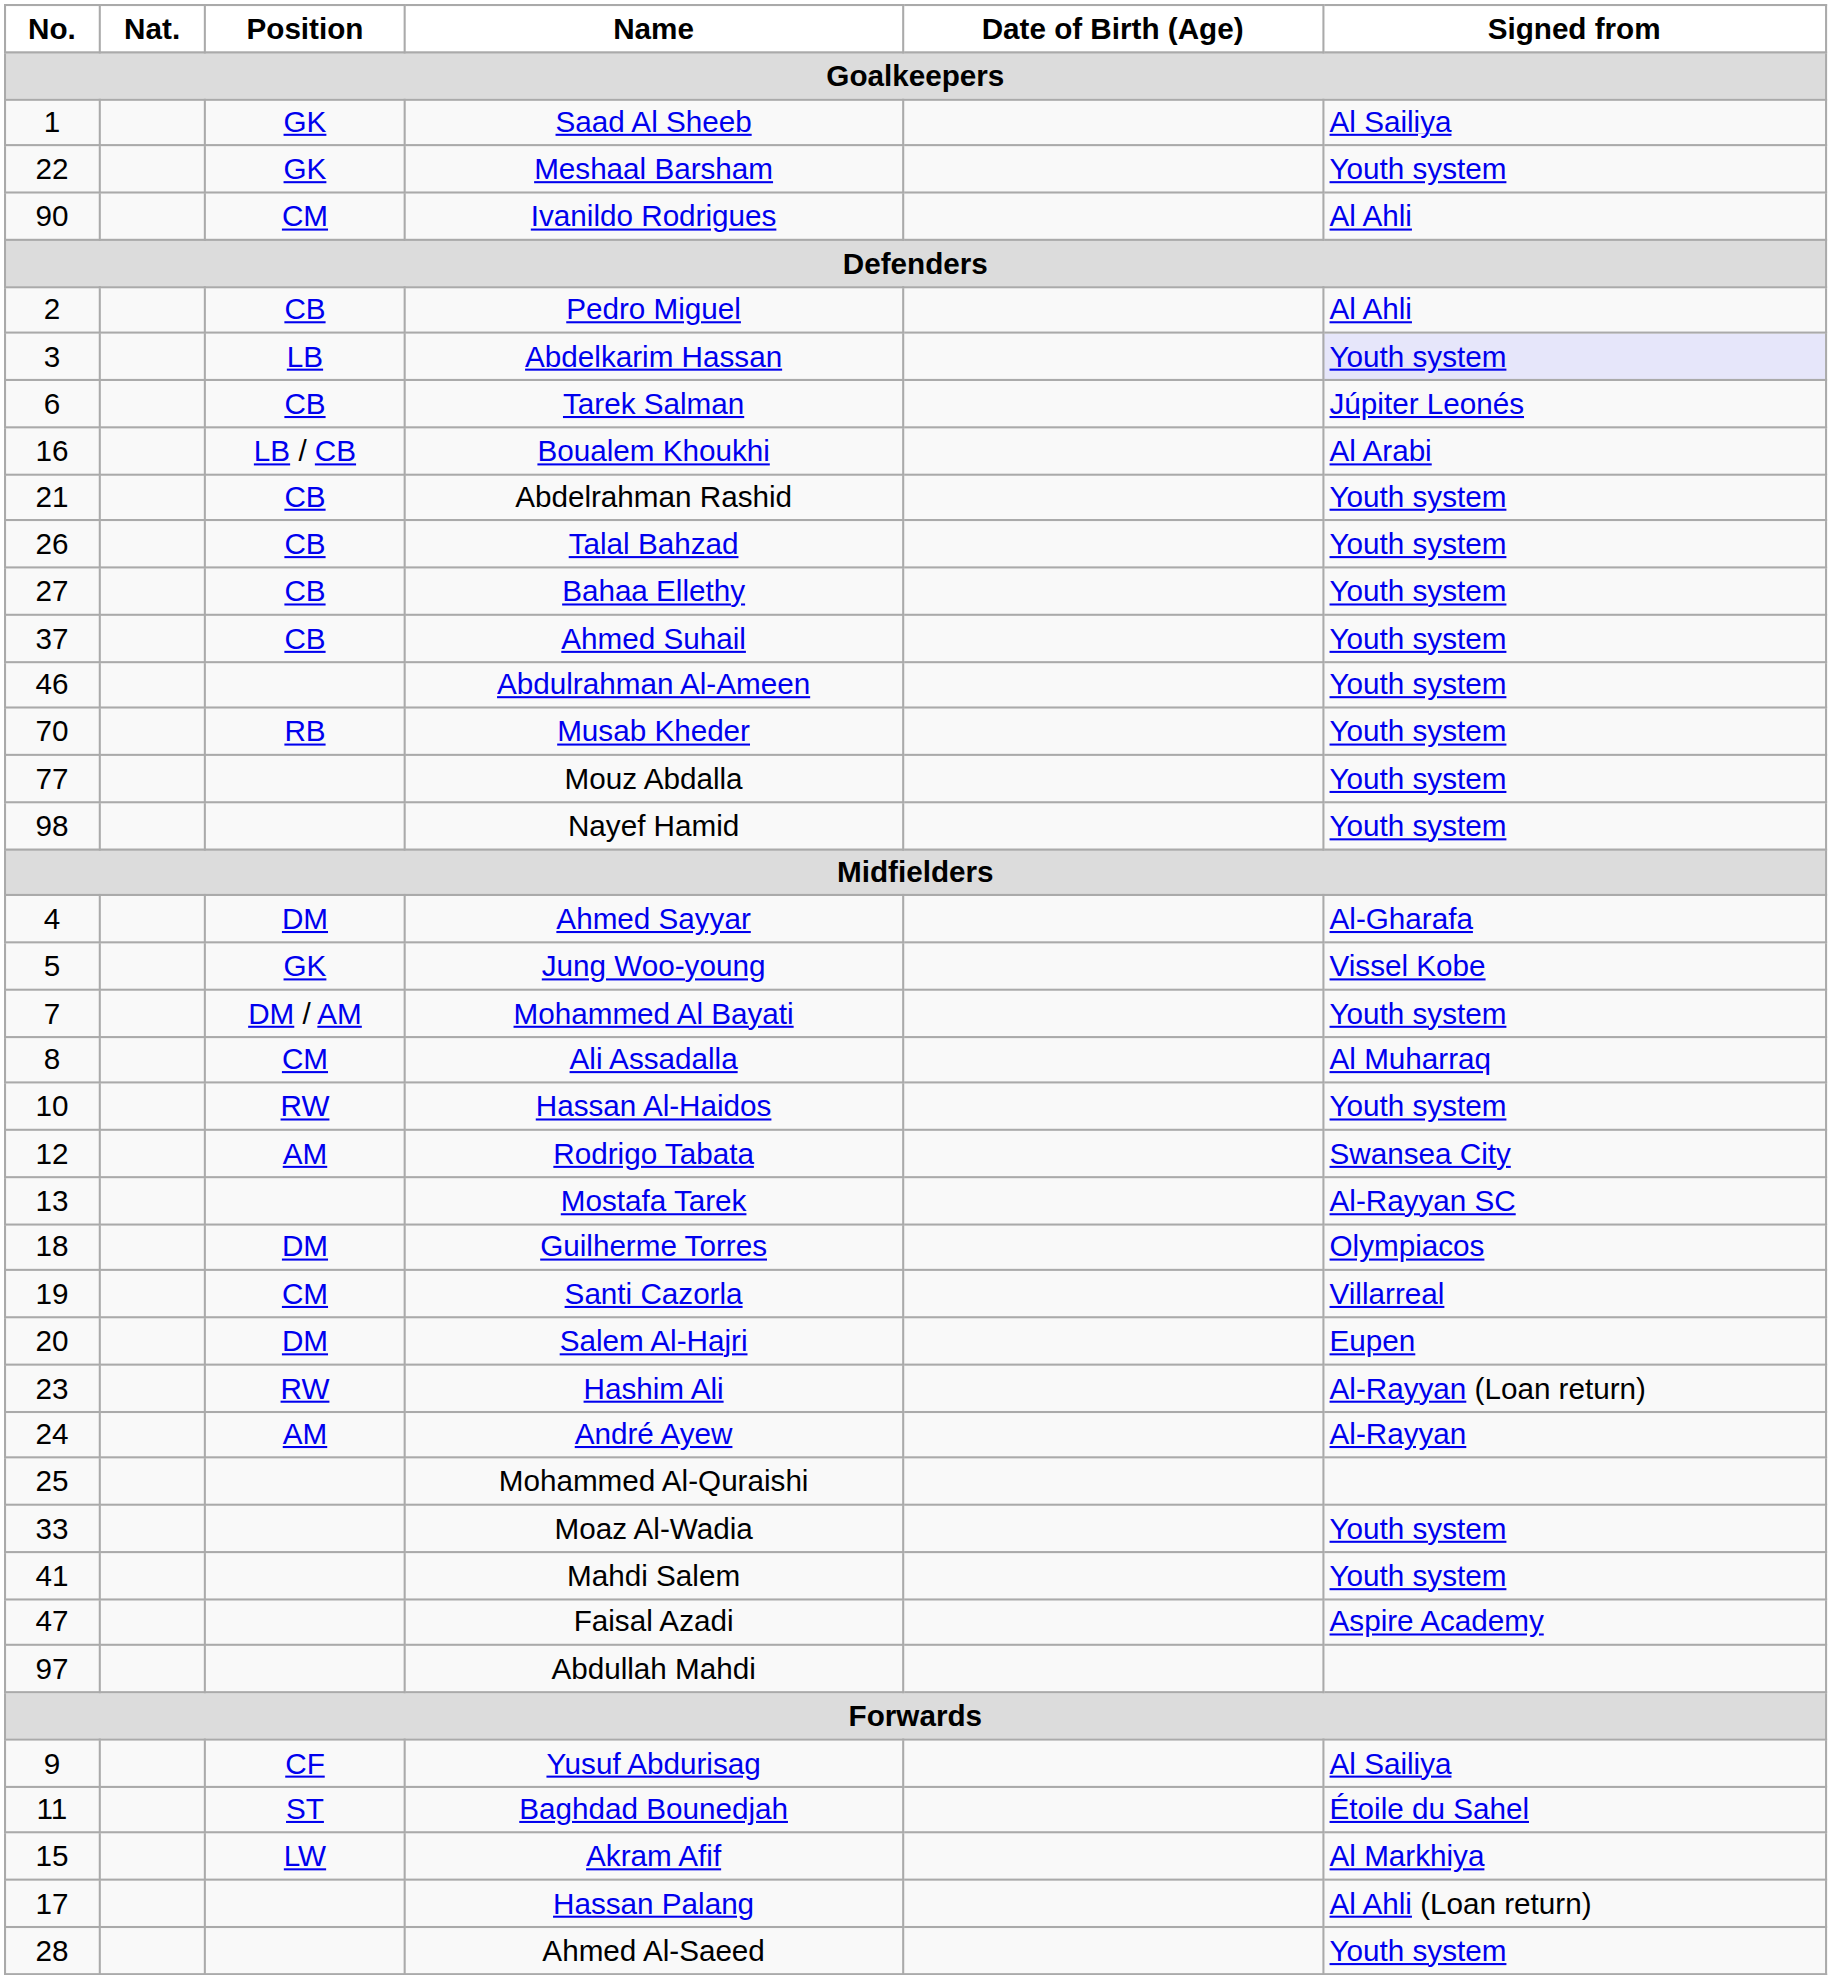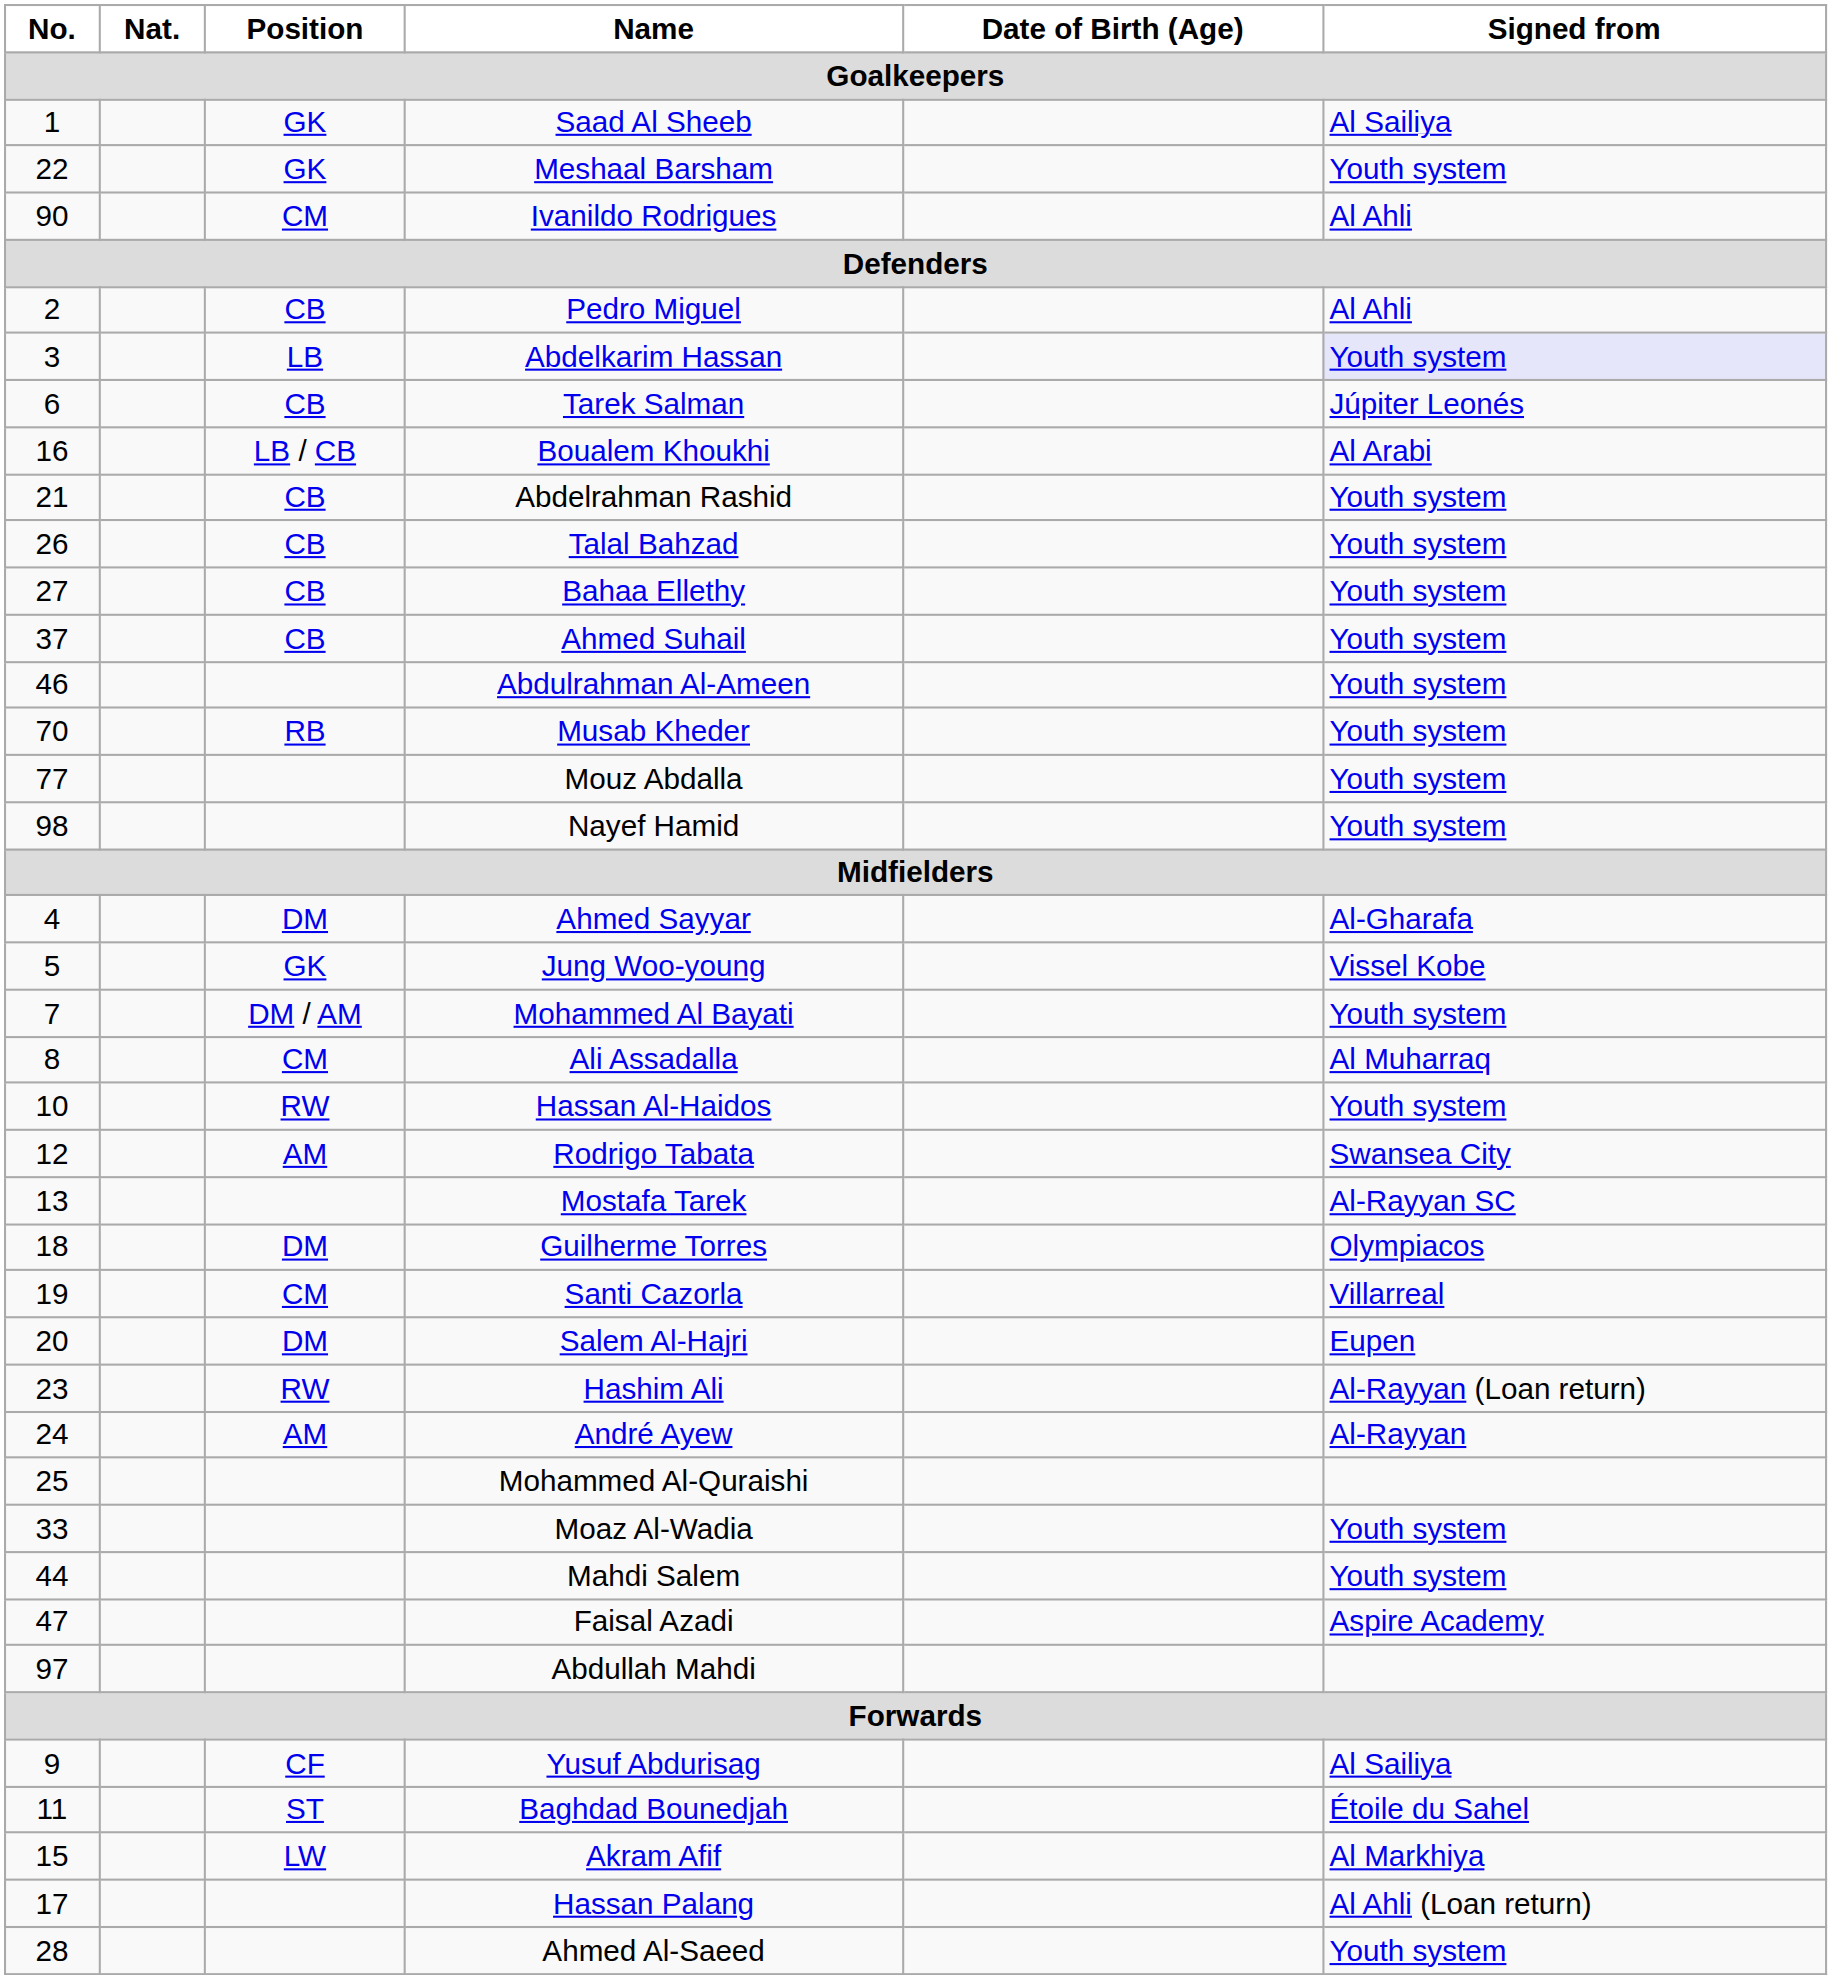(52, 1575) 41 -> (52, 1575) 44
